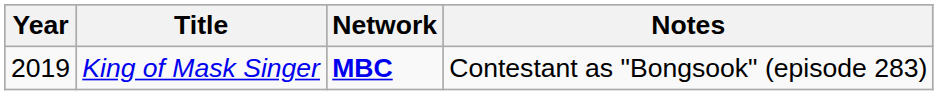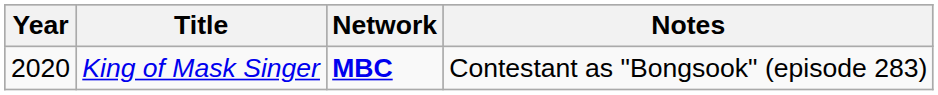(40, 67) 2019 -> (40, 67) 2020
